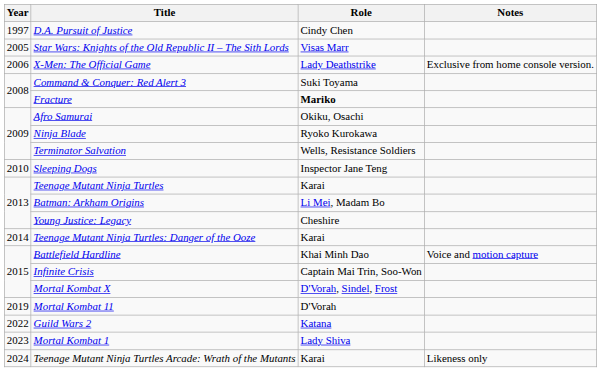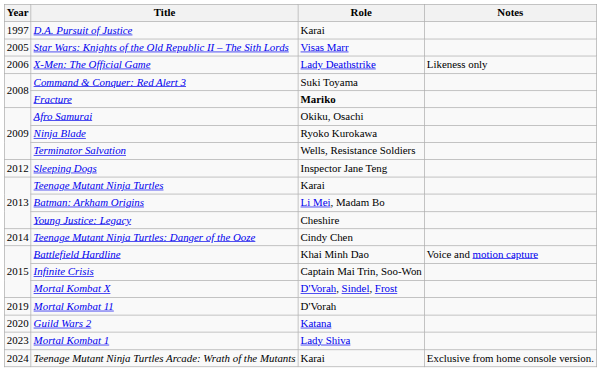(327, 30) Cindy Chen -> (313, 30) Karai
(510, 64) Exclusive from home console version. -> (457, 64) Likeness only
(18, 168) 2010 -> (18, 168) 2012
(313, 237) Karai -> (327, 237) Cindy Chen
(18, 323) 2022 -> (18, 323) 2020
(457, 358) Likeness only -> (510, 358) Exclusive from home console version.
